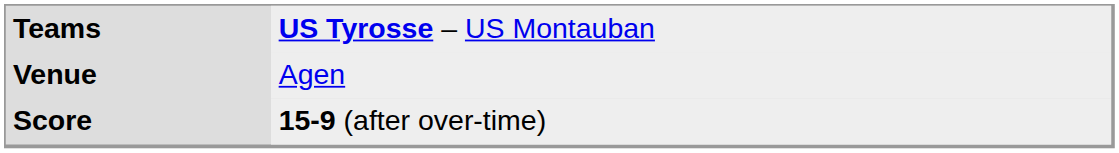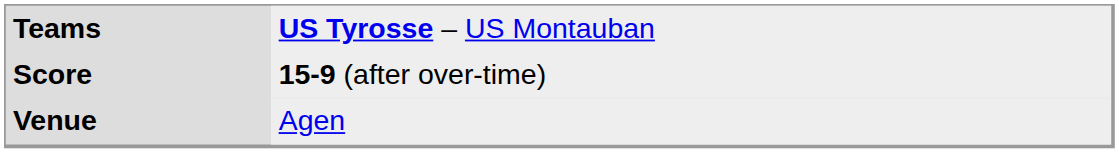rows swapped: (52, 121) <-> (55, 74)
